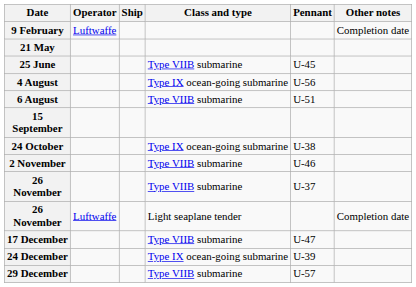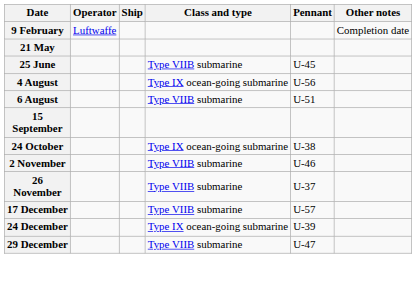- row: (37, 216)
(304, 239) U-47 -> (304, 210) U-57
(304, 274) U-57 -> (304, 244) U-47
